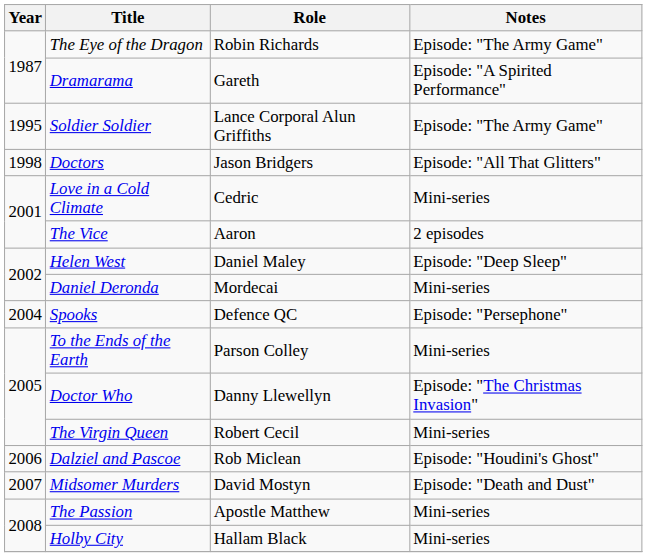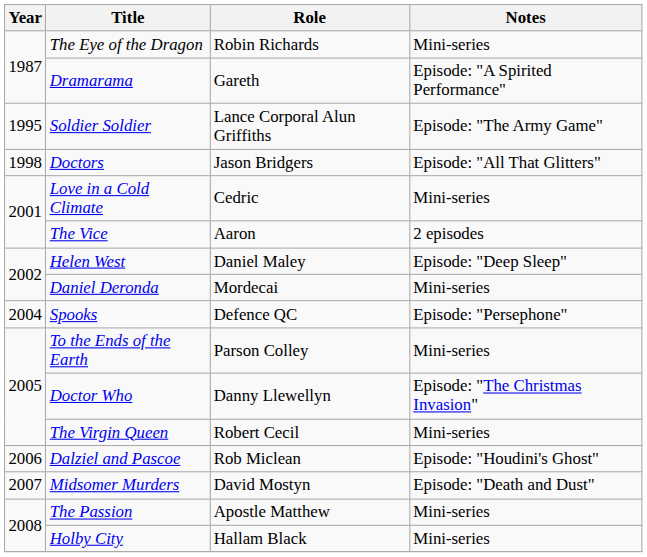(508, 44) Episode: "The Army Game" -> (452, 44) Mini-series
